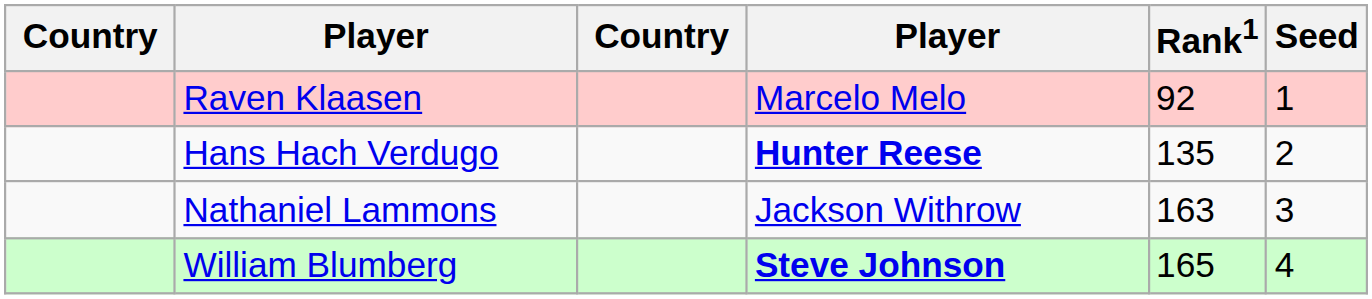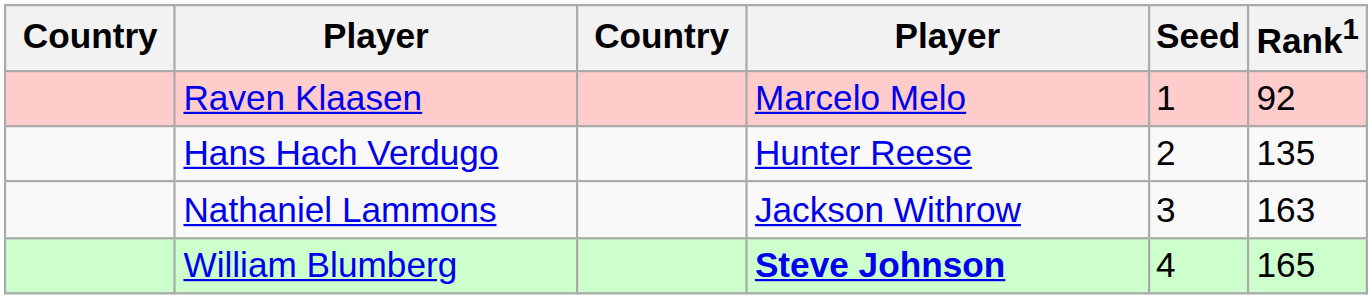columns swapped: (1207, 37) <-> (1317, 37)
(868, 153) bold -> (863, 153) normal
